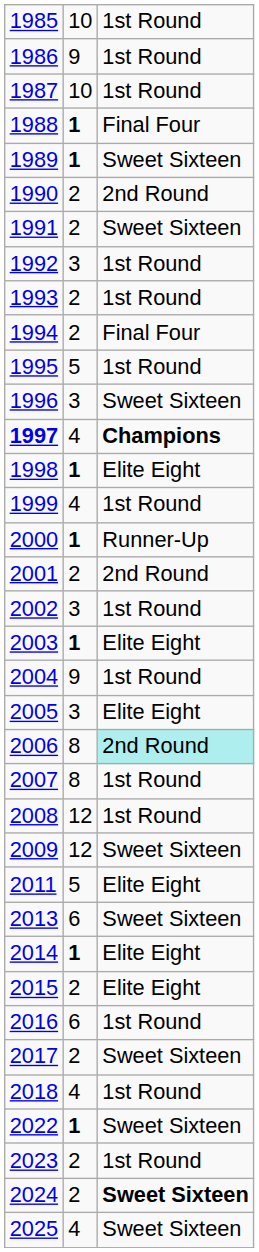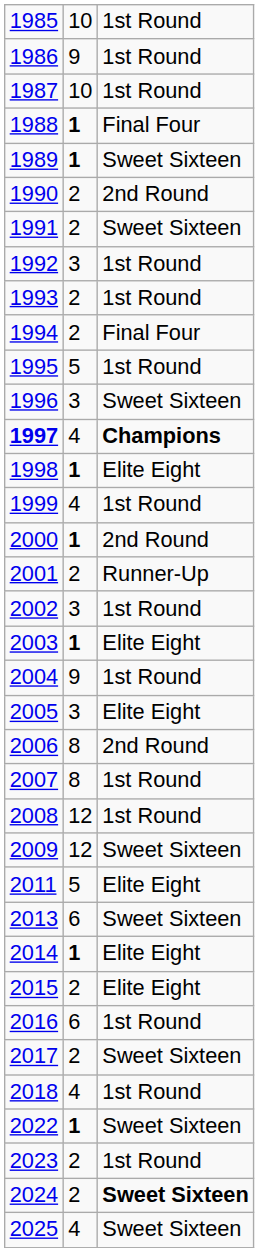(156, 539) Runner-Up -> (156, 539) 2nd Round
(156, 573) 2nd Round -> (156, 573) Runner-Up
(156, 746) paleturquoise background -> (156, 746) no background
